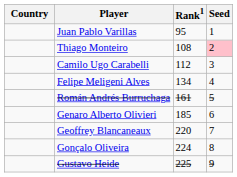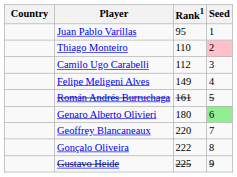(183, 48) 108 -> (183, 48) 110
(183, 81) 134 -> (183, 81) 149
(183, 114) 185 -> (183, 114) 180
(212, 114) no background -> (212, 114) lightgreen background
(183, 147) 224 -> (183, 147) 222
